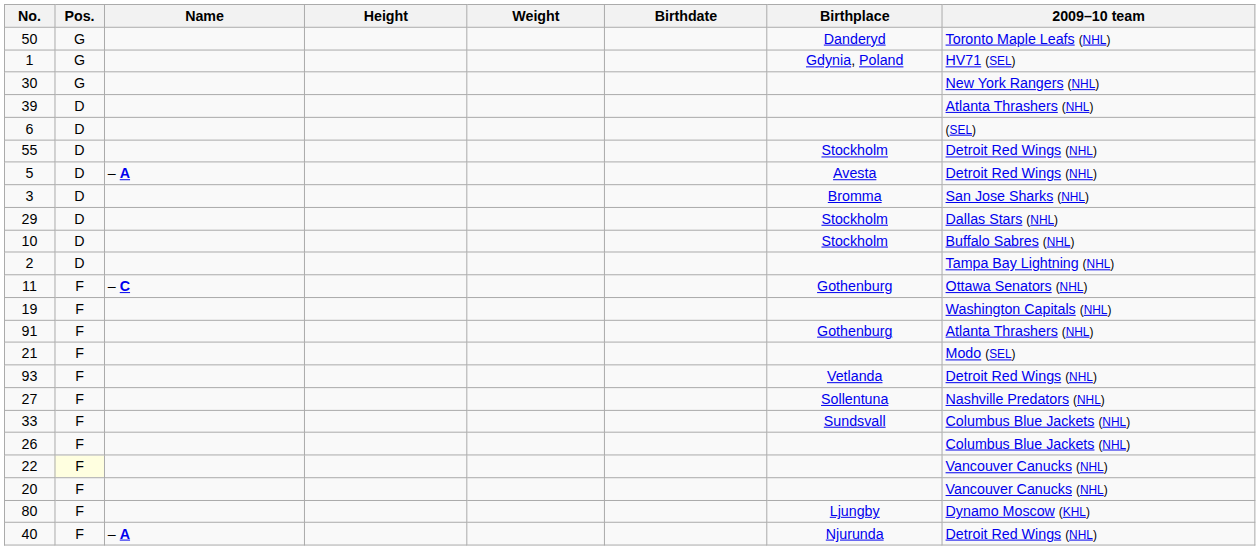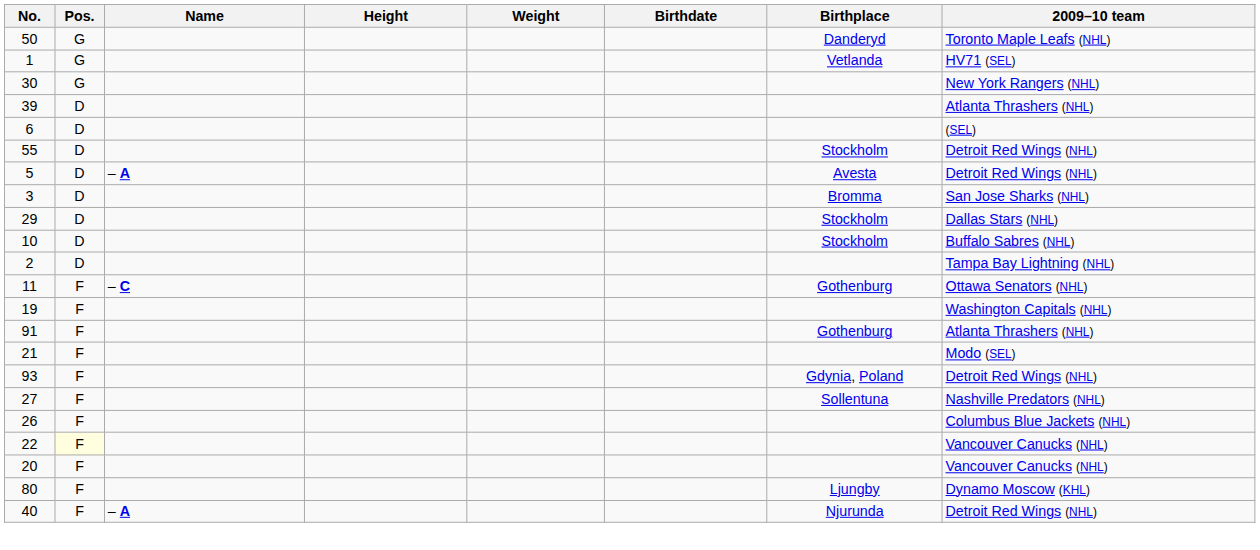(855, 61) Gdynia, Poland -> (855, 61) Vetlanda
(855, 377) Vetlanda -> (855, 377) Gdynia, Poland
- row: (30, 422)
